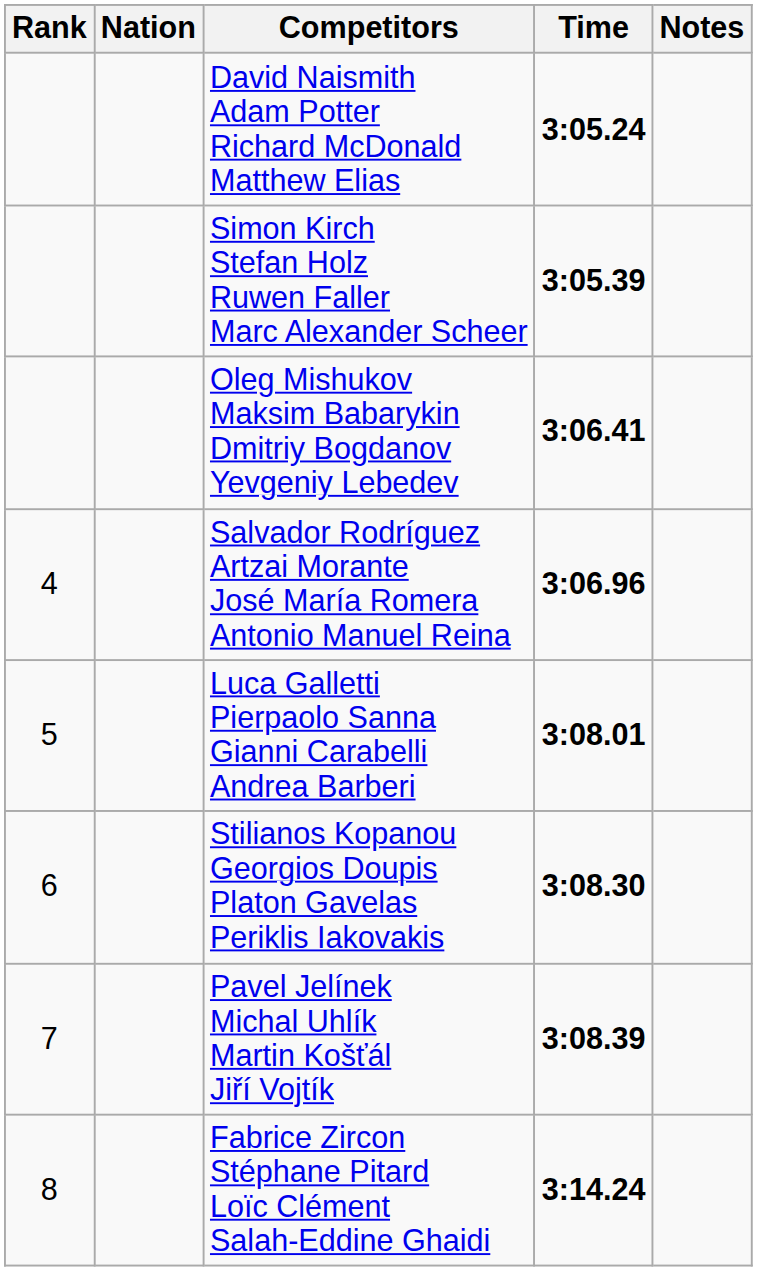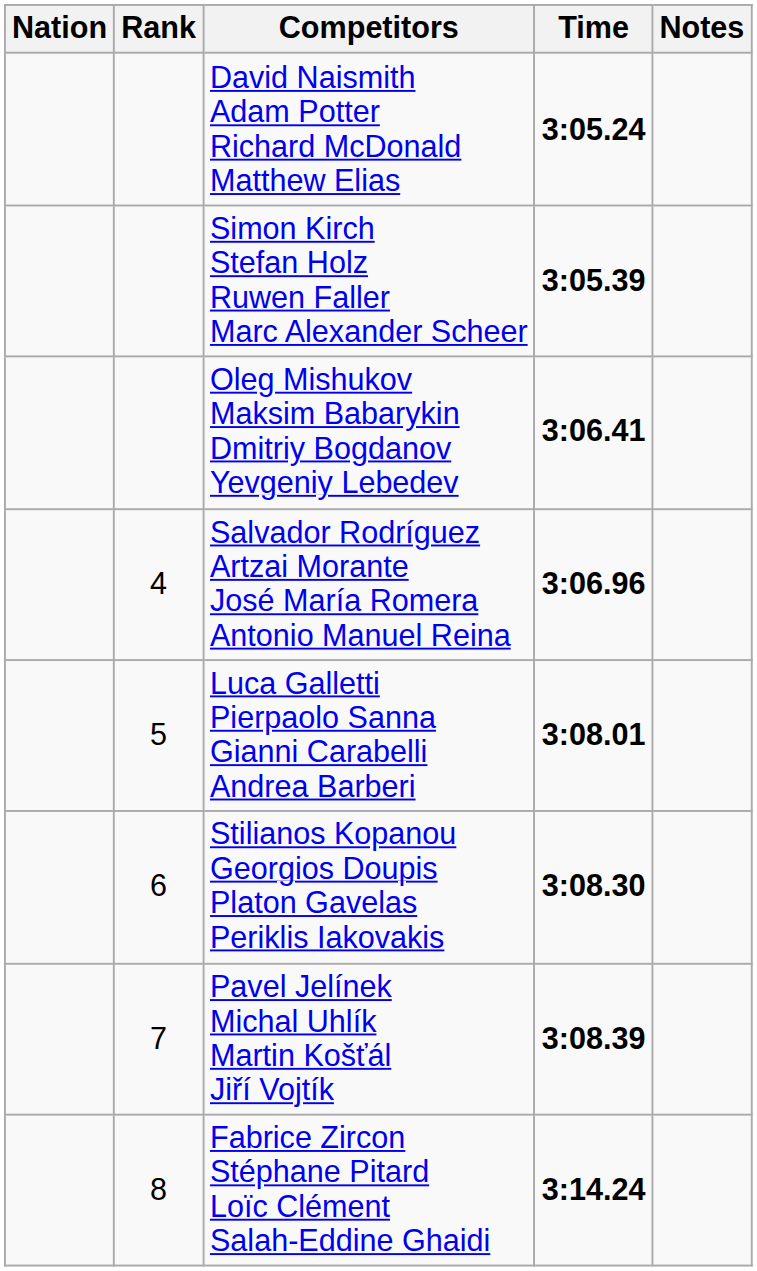columns swapped: (49, 28) <-> (148, 28)
